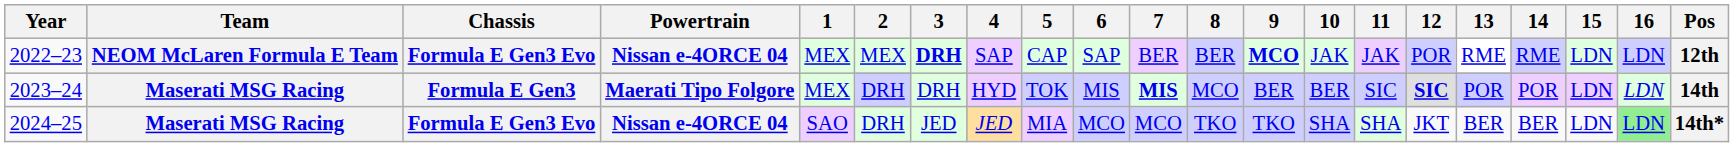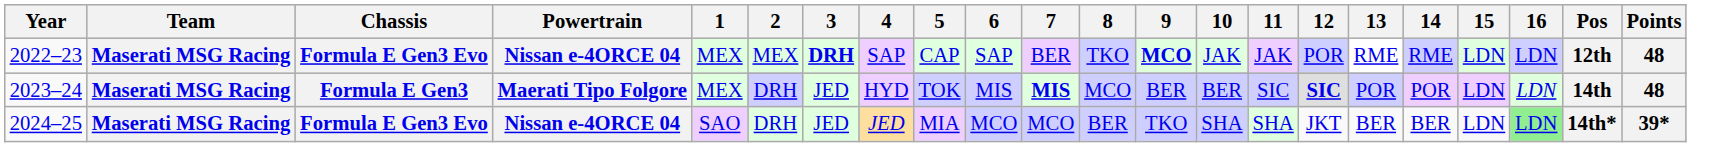+ column: (1654, 21)
(245, 55) NEOM McLaren Formula E Team -> (191, 55) Maserati MSG Racing
(1215, 55) BER -> (1108, 55) TKO
(939, 89) DRH -> (831, 89) JED
(1215, 123) TKO -> (1108, 123) BER
